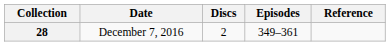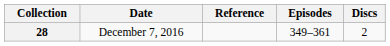columns swapped: (224, 13) <-> (348, 13)
